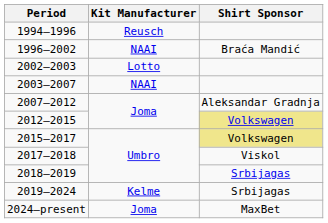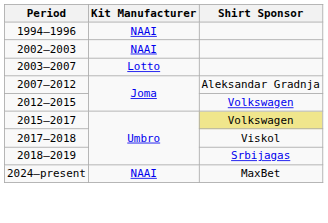(144, 31) Reusch -> (144, 31) NAAI
- row: (46, 49)
(144, 67) Lotto -> (144, 49) NAAI
(144, 85) NAAI -> (144, 67) Lotto
(261, 120) khaki background -> (261, 102) no background
- row: (46, 191)
(144, 209) Joma -> (144, 173) NAAI
